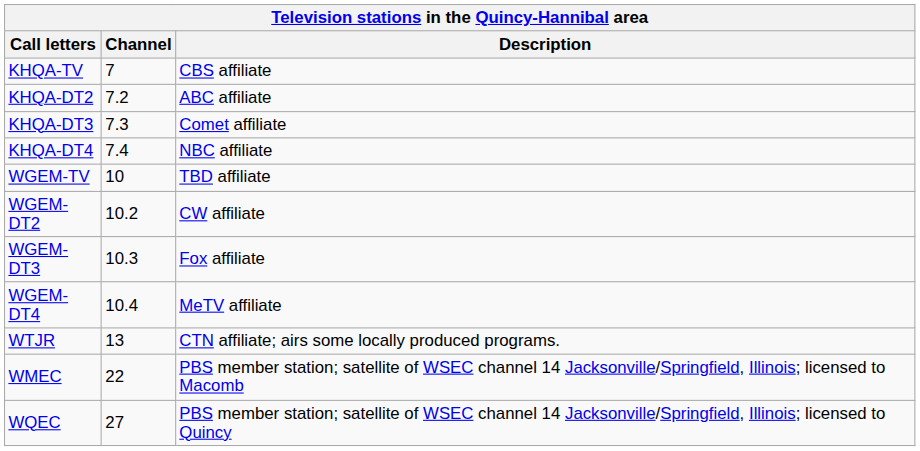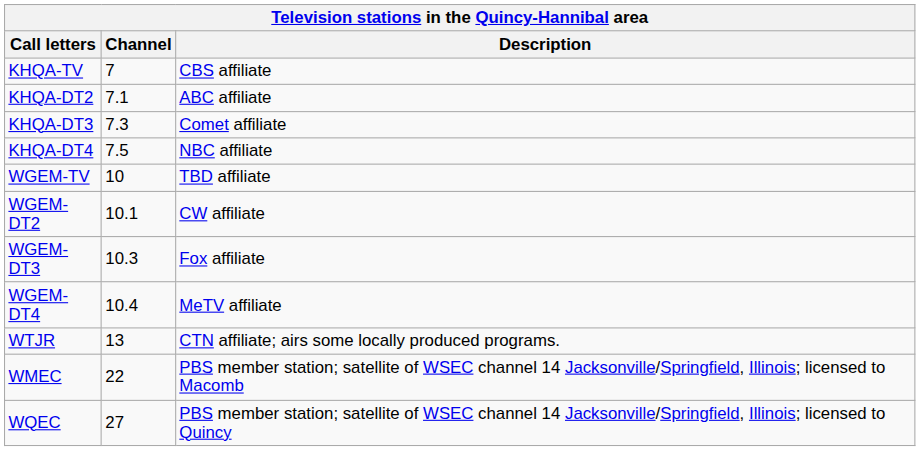(117, 97) 7.2 -> (117, 97) 7.1
(117, 151) 7.4 -> (117, 151) 7.5
(122, 213) 10.2 -> (122, 213) 10.1
